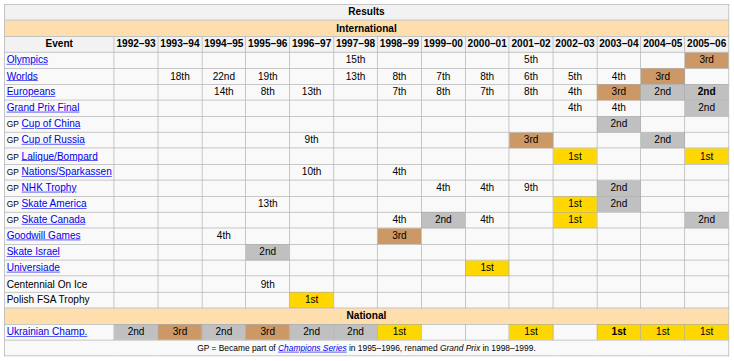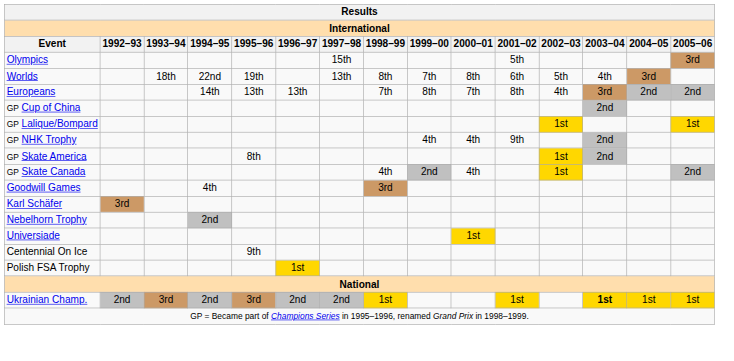(268, 92) 8th -> (254, 92) 13th
(707, 92) bold -> (693, 92) normal
- row: (43, 108)
- row: (46, 140)
- row: (59, 172)
(268, 204) 13th -> (254, 156) 8th
+ row: (34, 204)
+ row: (47, 220)
- row: (33, 252)
